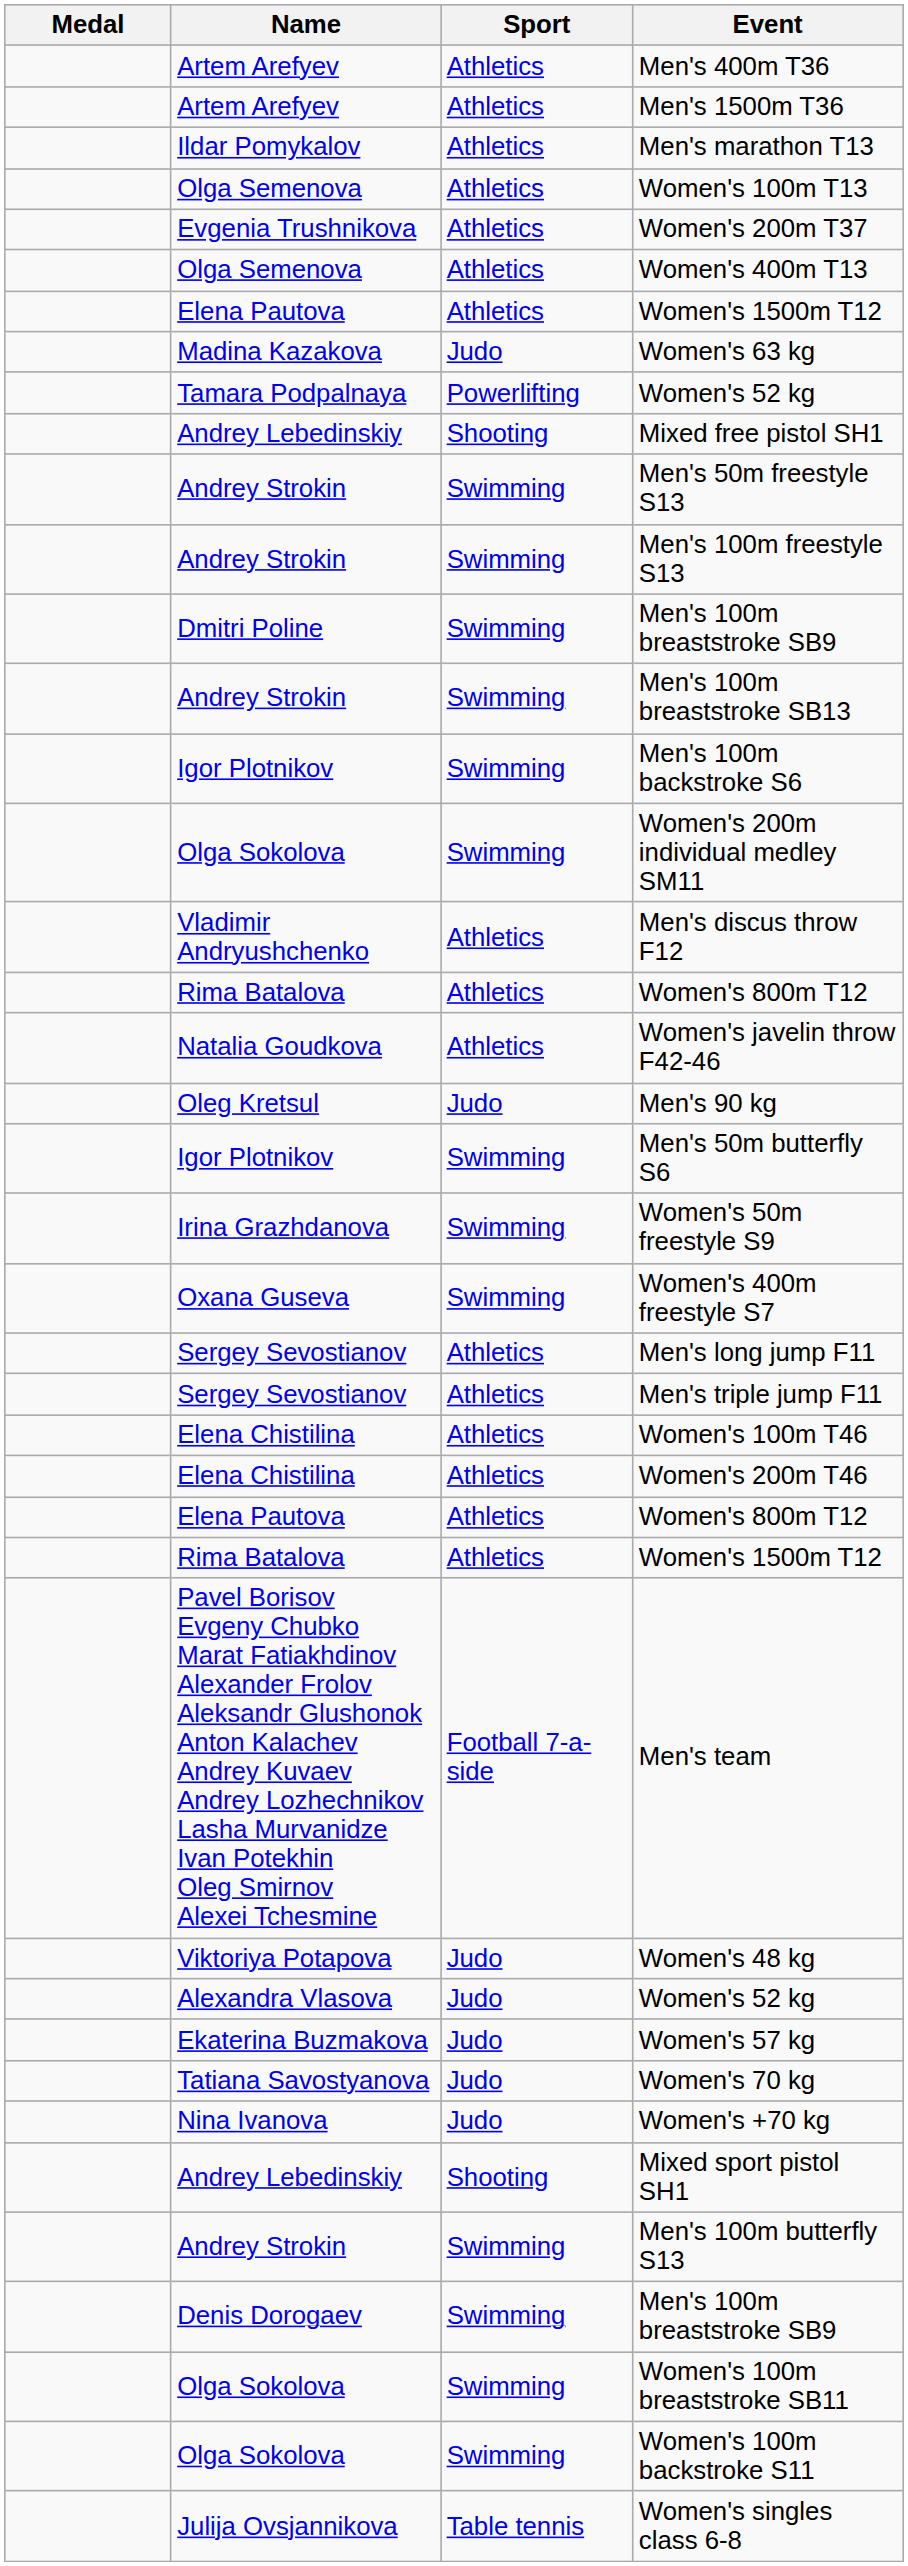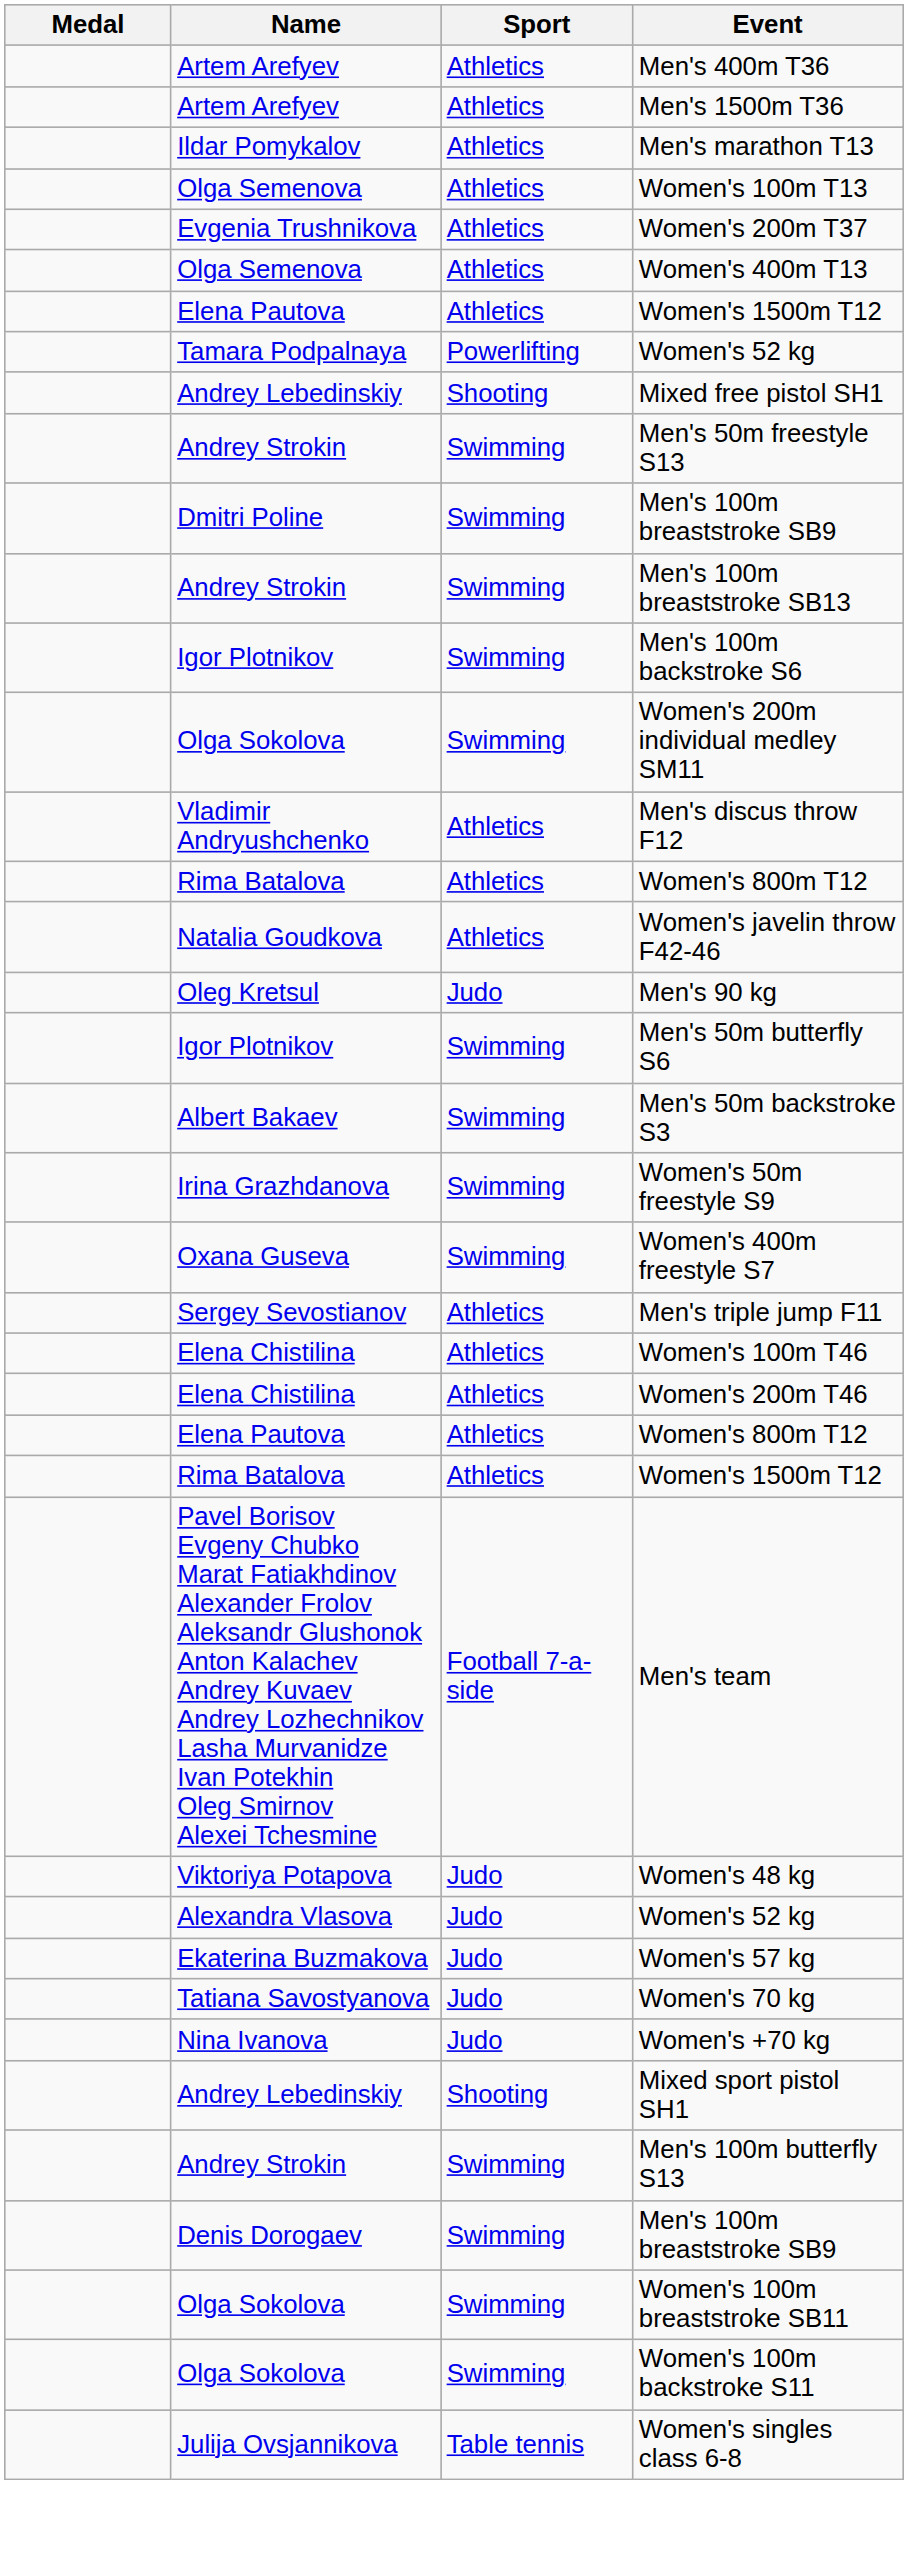- row: (280, 351)
- row: (262, 558)
+ row: (257, 1117)
- row: (292, 1353)
